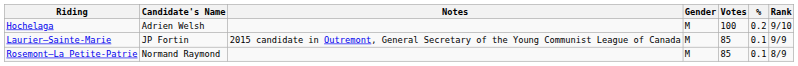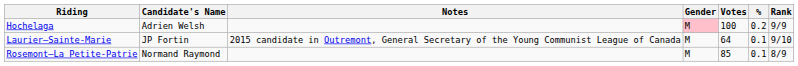(687, 26) no background -> (687, 26) pink background
(781, 26) 9/10 -> (779, 26) 9/9
(726, 40) 85 -> (726, 40) 64
(779, 40) 9/9 -> (781, 40) 9/10
